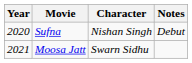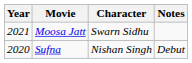rows swapped: (48, 31) <-> (60, 49)
